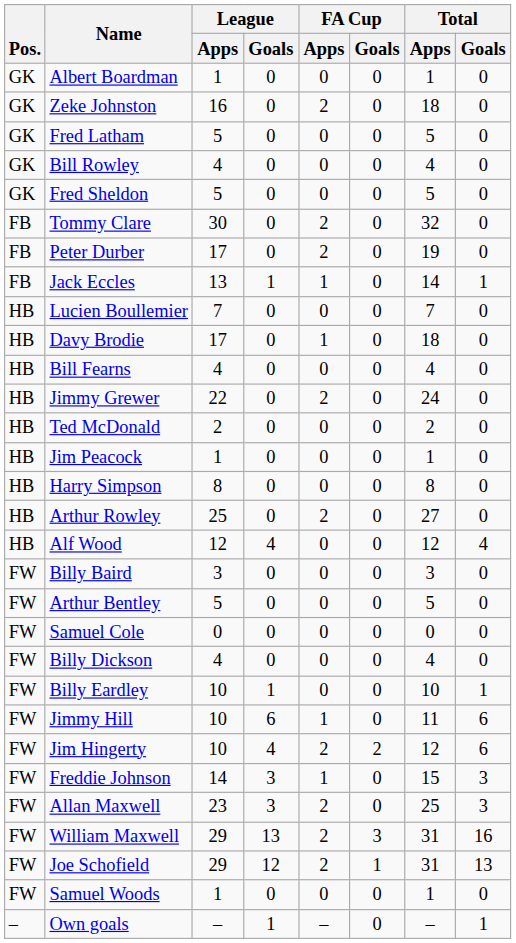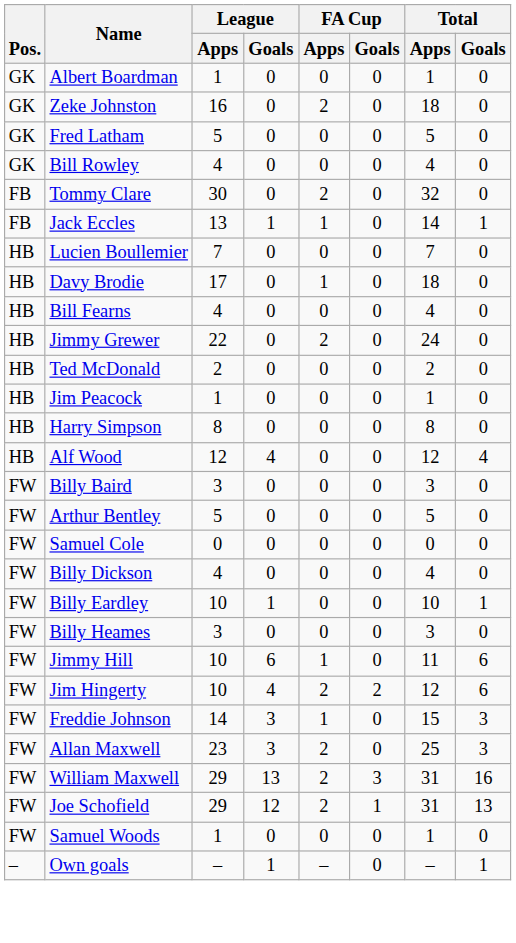- row: (99, 194)
- row: (97, 252)
- row: (105, 515)
+ row: (100, 631)
